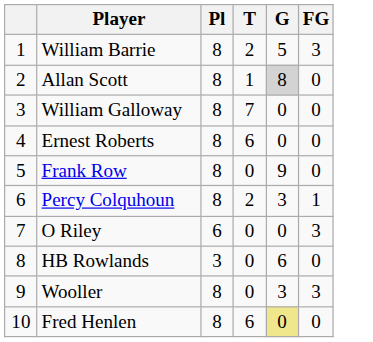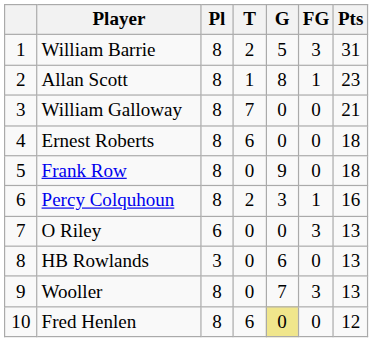+ column: (351, 19)
(282, 79) lightgrey background -> (282, 79) no background
(316, 79) 0 -> (316, 79) 1
(282, 291) 3 -> (282, 291) 7
